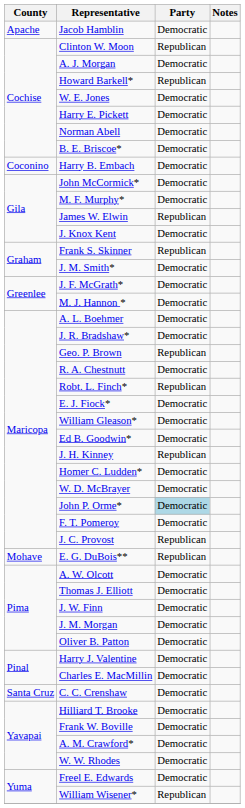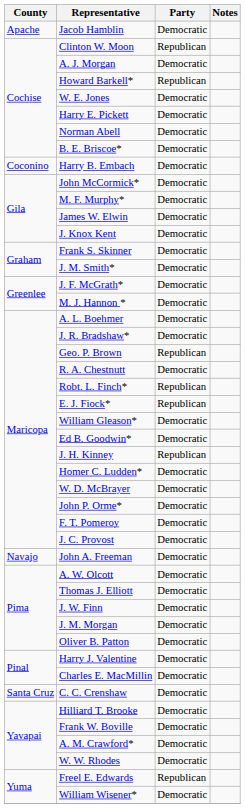(182, 217) Republican -> (182, 217) Democratic
(182, 251) Republican -> (182, 251) Democratic
(182, 404) Democratic -> (182, 404) Republican
(182, 506) lightblue background -> (182, 506) no background
(182, 540) Republican -> (182, 540) Democratic
- row: (93, 557)
+ row: (96, 557)
(182, 778) Democratic -> (182, 778) Republican
(182, 795) Republican -> (182, 795) Democratic
